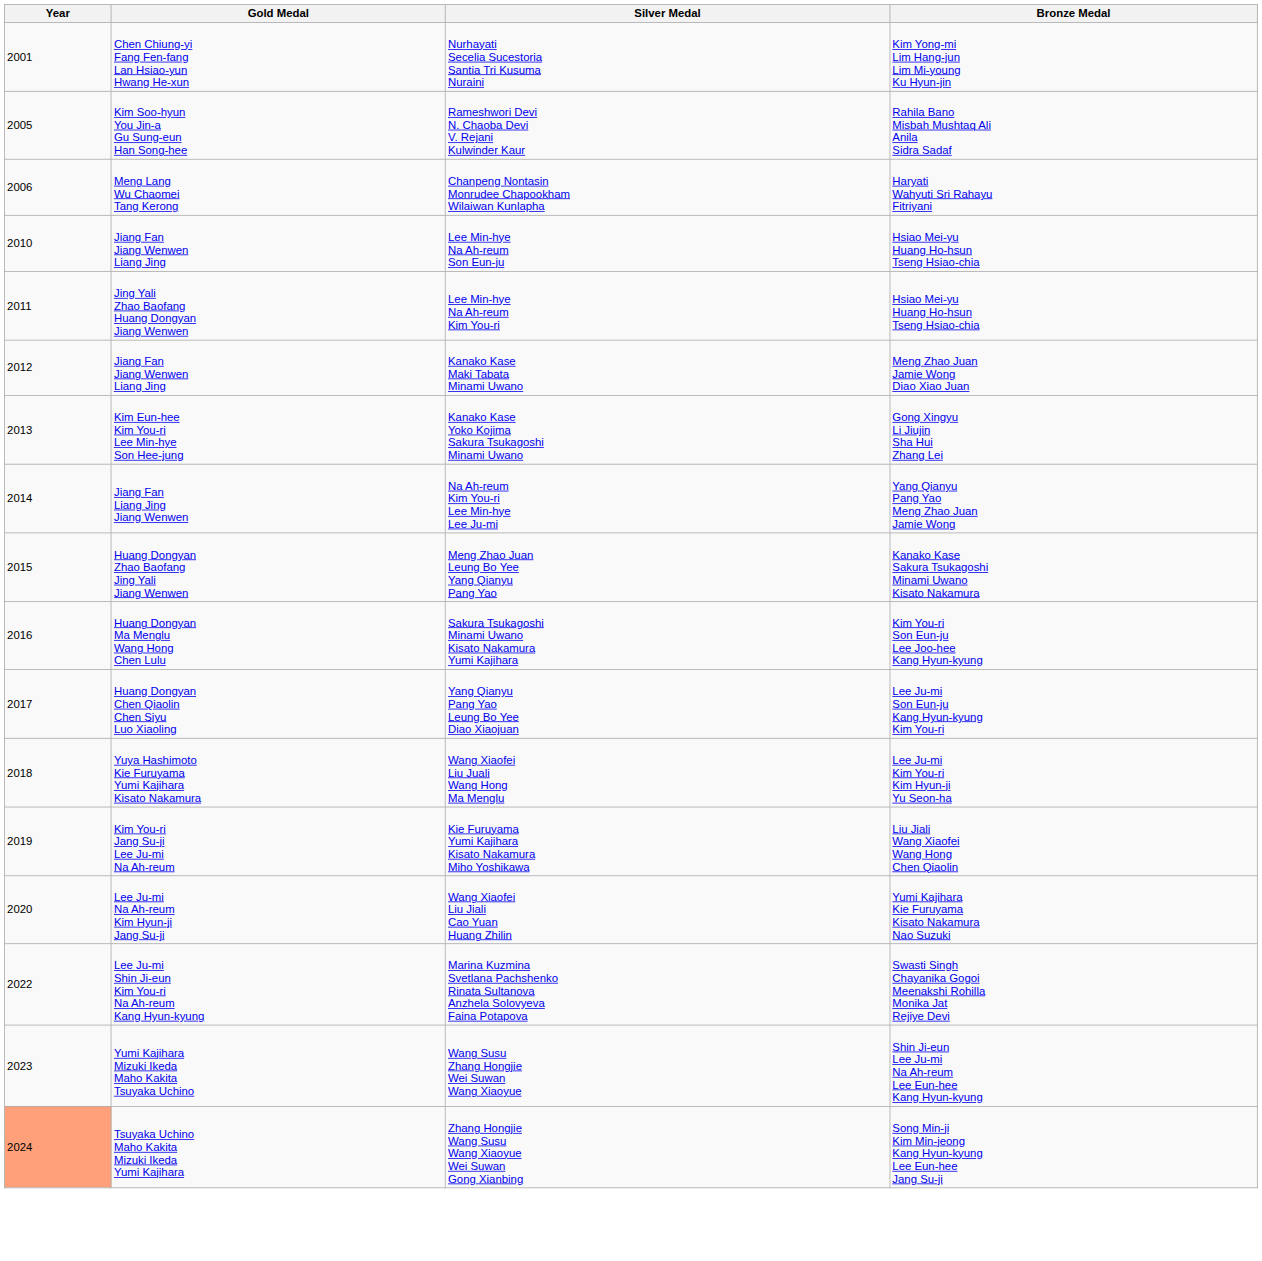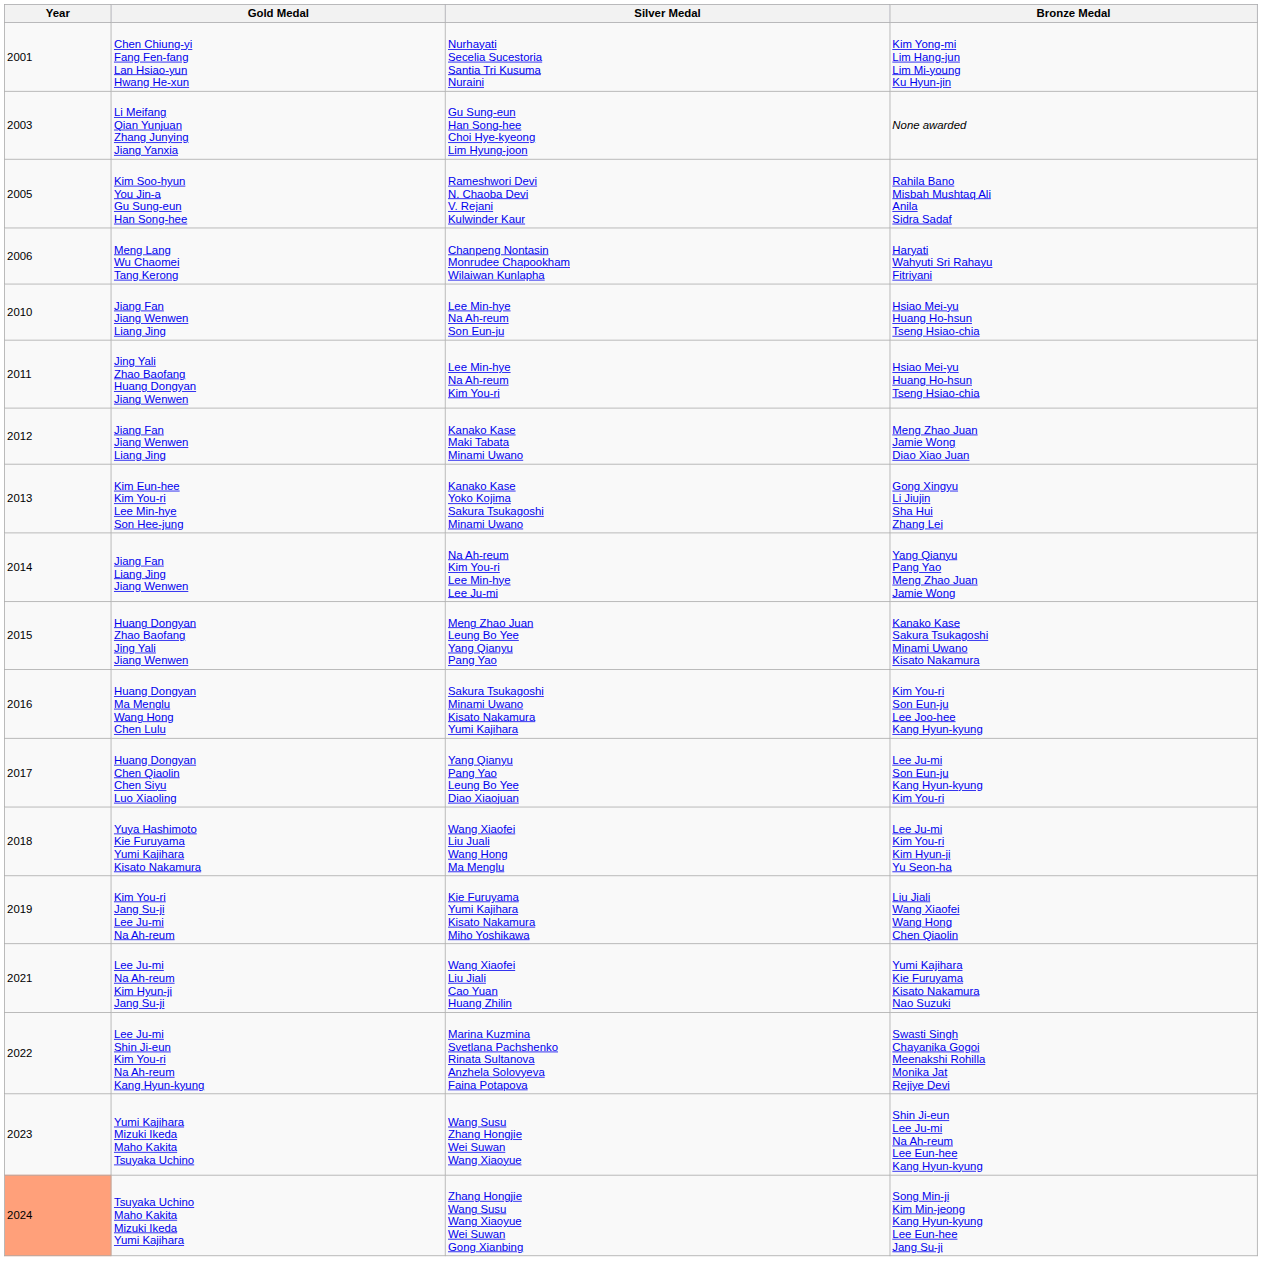+ row: (492, 132)
(20, 910) 2020 -> (20, 979) 2021
